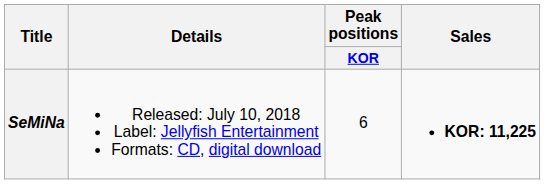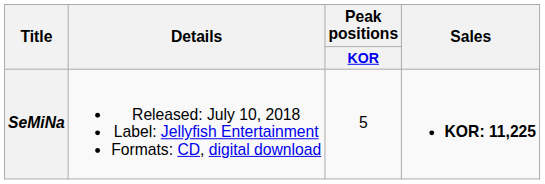(363, 123) 6 -> (363, 123) 5
